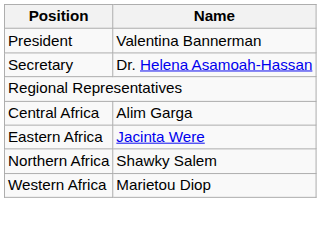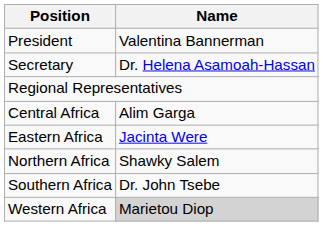+ row: (60, 185)
(164, 185) no background -> (166, 209) lightgrey background
